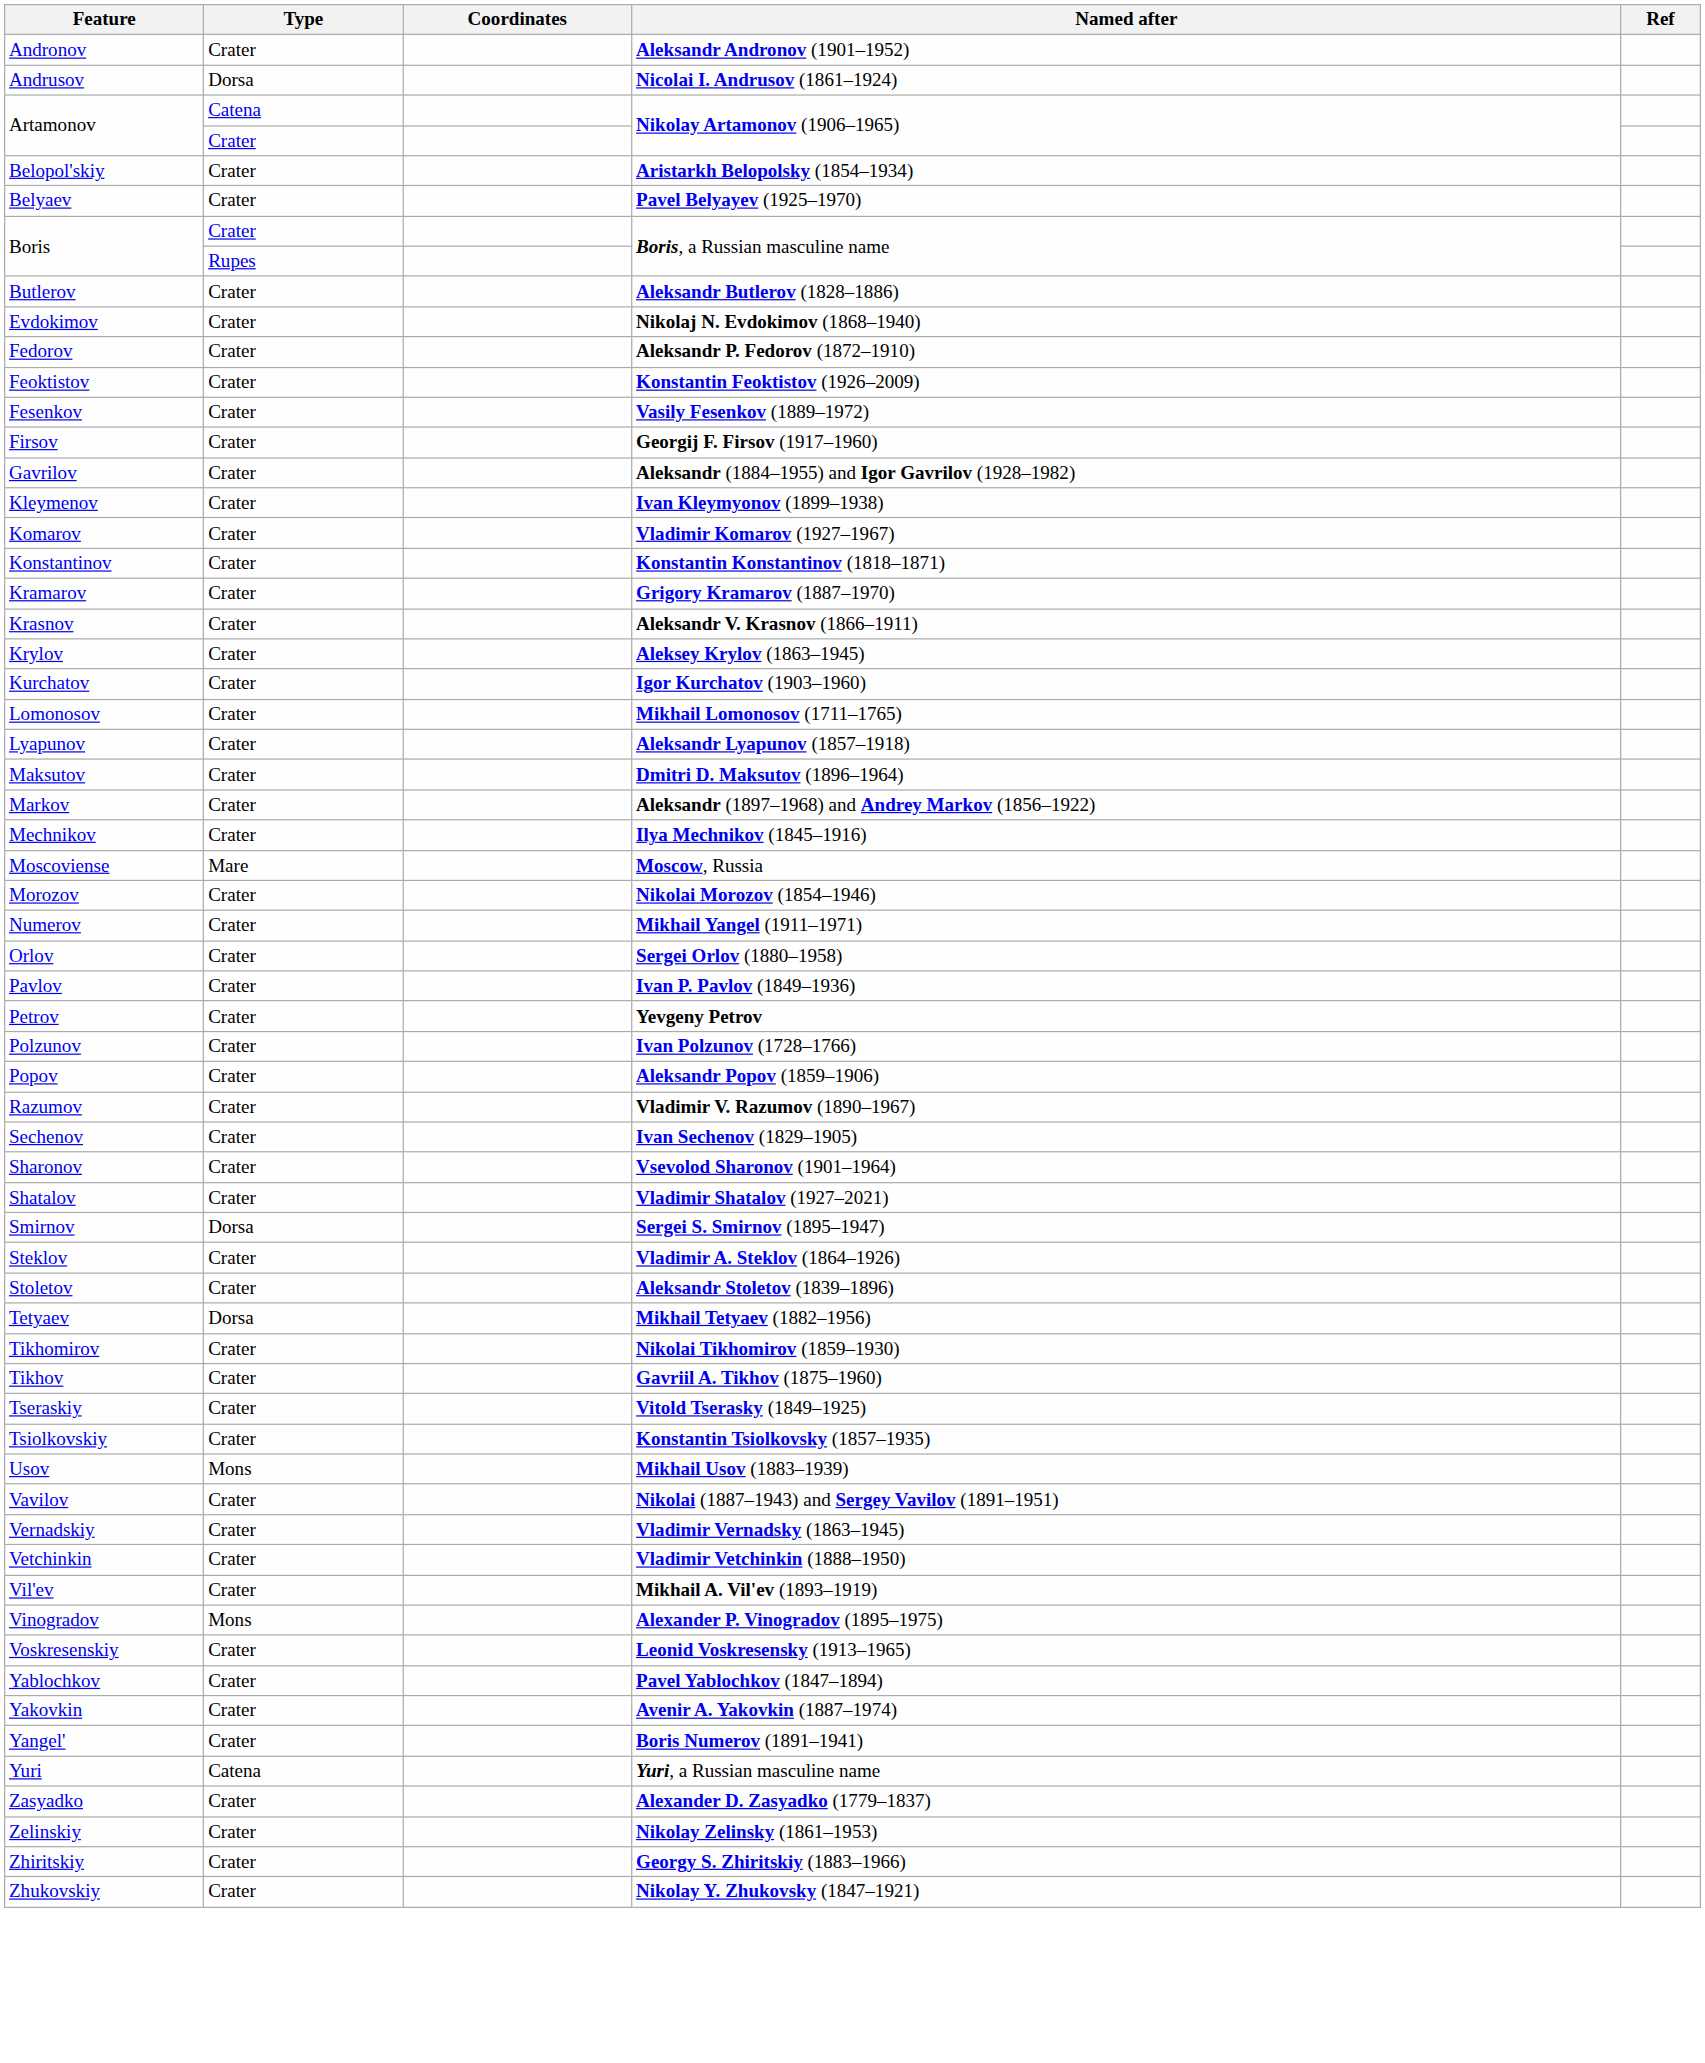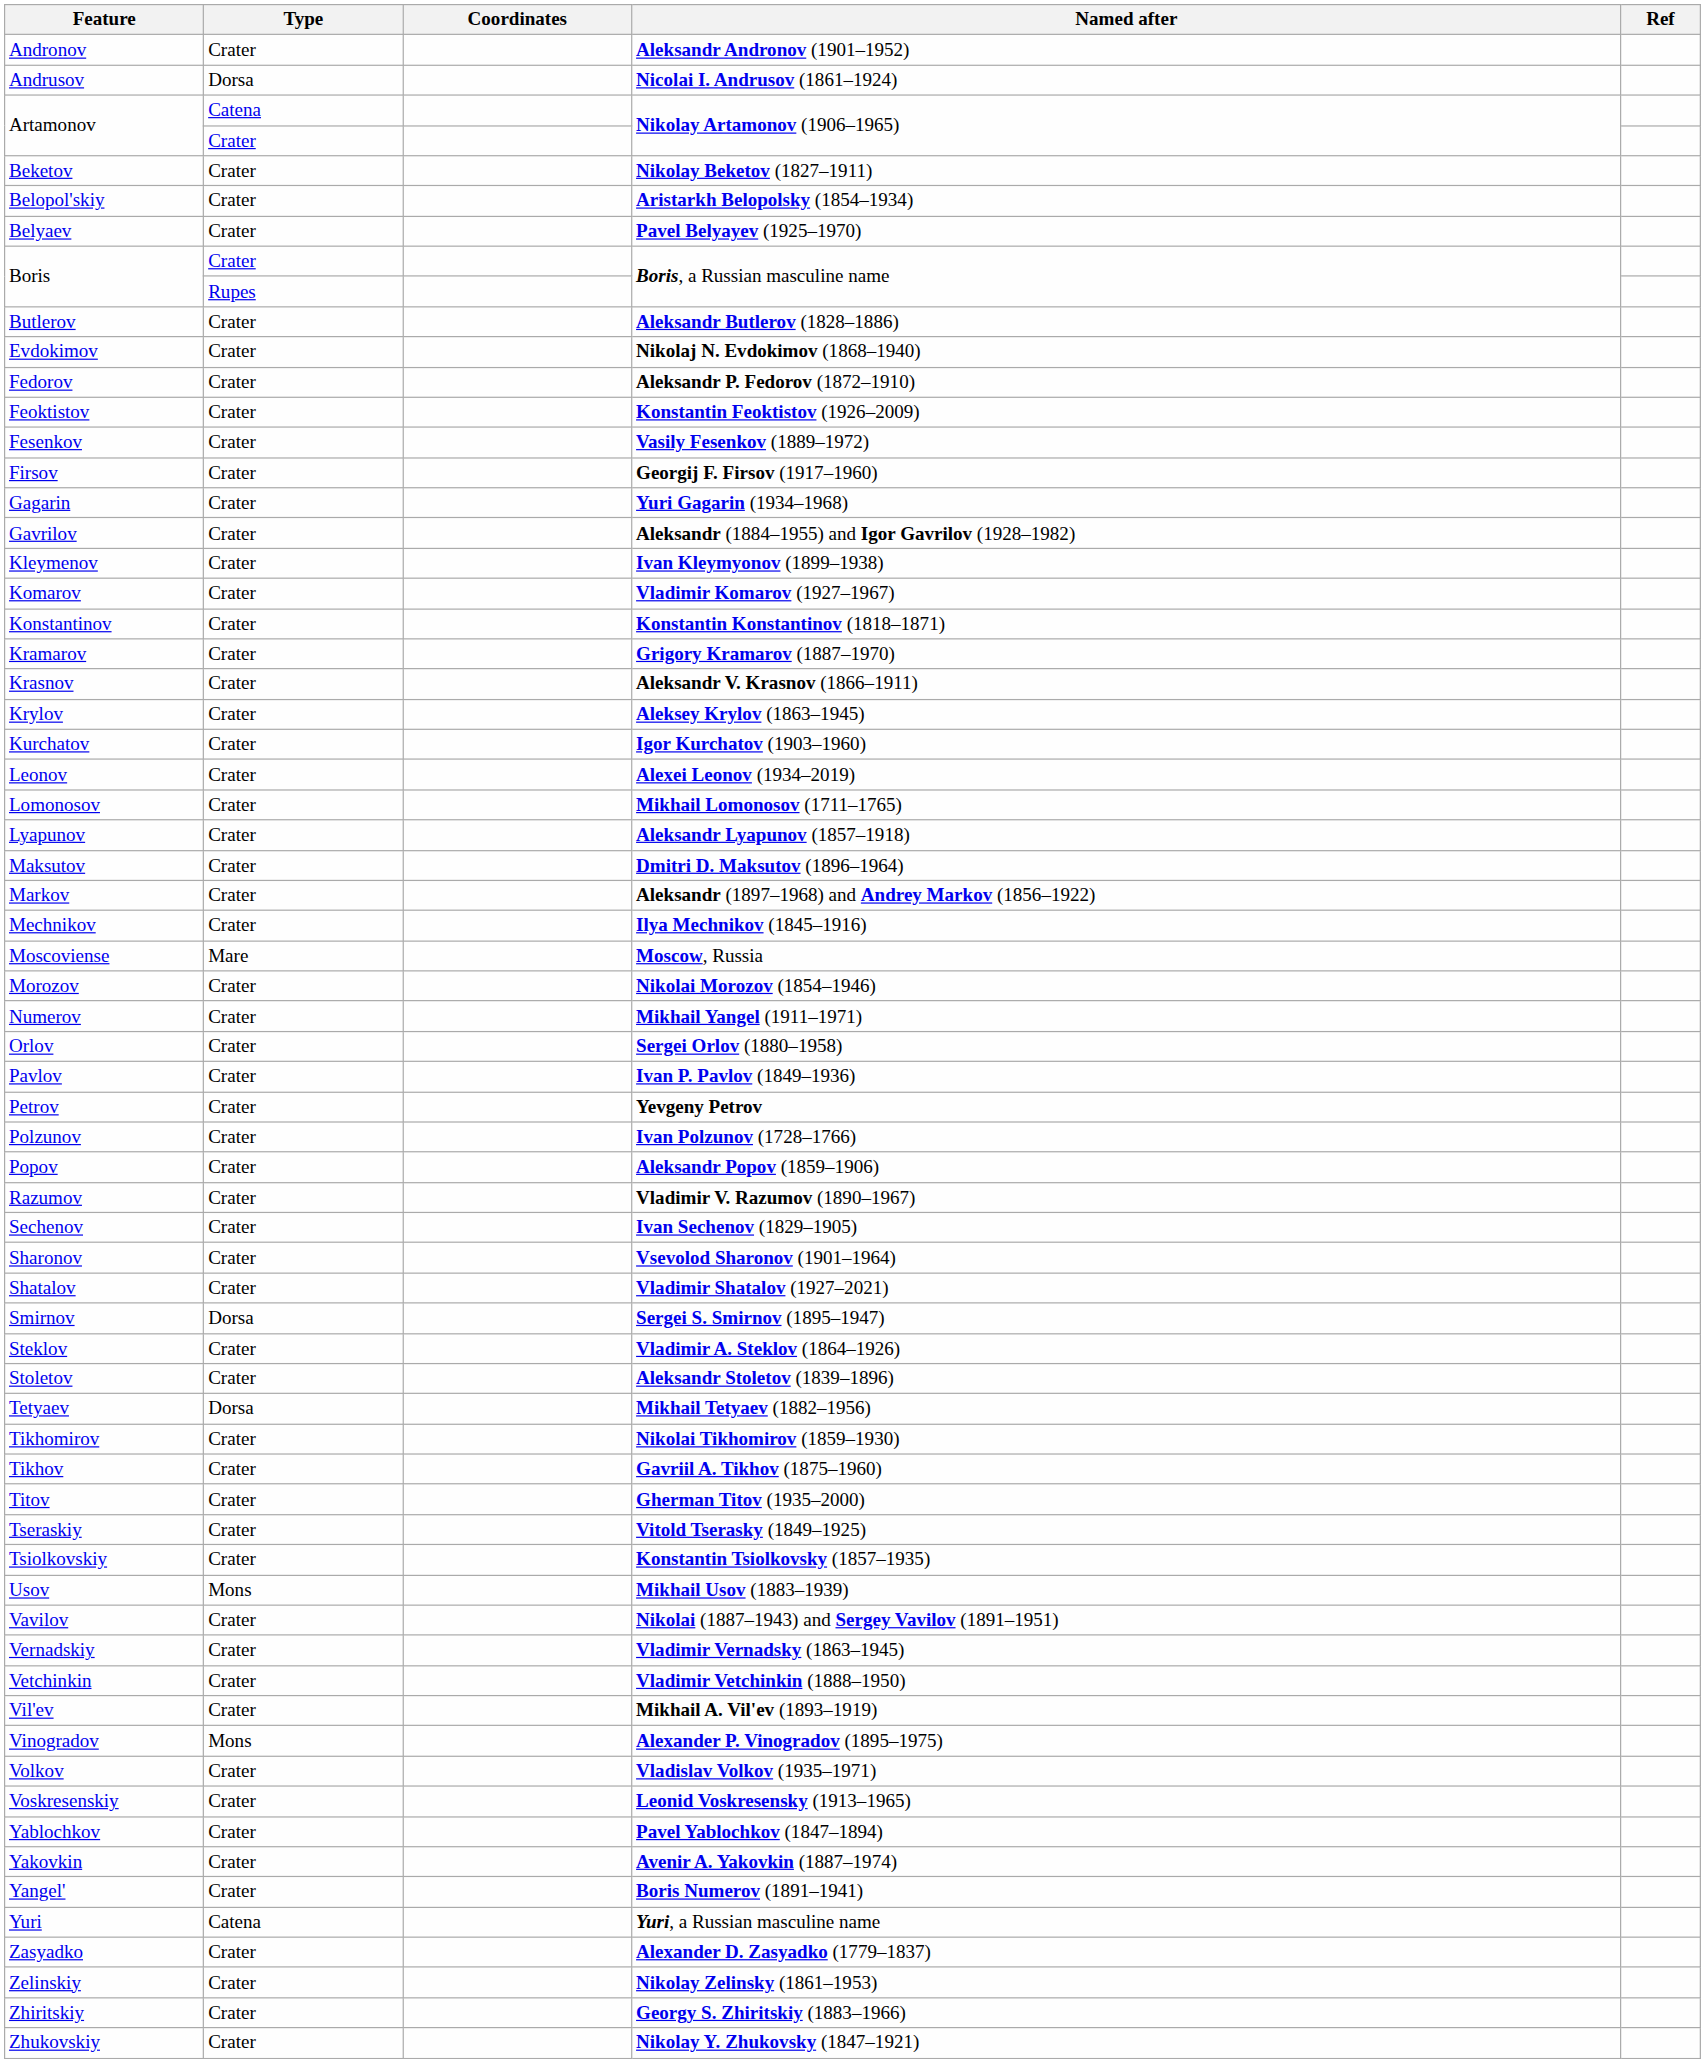+ row: (41, 170)
+ row: (40, 502)
+ row: (38, 774)
+ row: (29, 1499)
+ row: (36, 1770)
